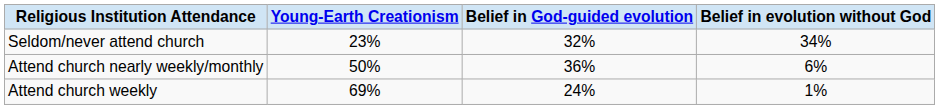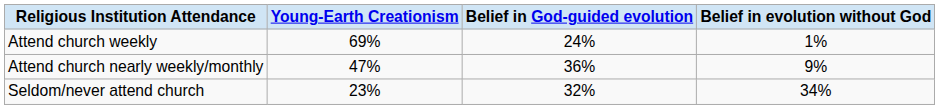rows swapped: (83, 91) <-> (106, 41)
(365, 66) 50% -> (365, 66) 47%
(816, 66) 6% -> (816, 66) 9%
